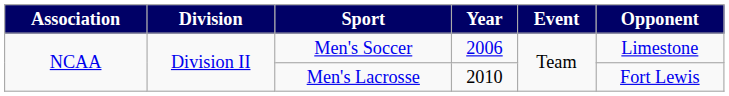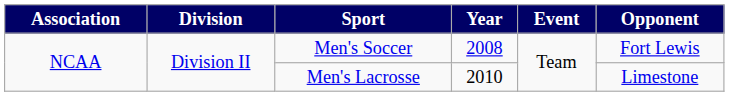(484, 47) 2006 -> (484, 47) 2008
(660, 47) Limestone -> (660, 47) Fort Lewis
(660, 76) Fort Lewis -> (660, 76) Limestone
